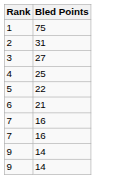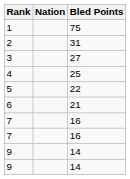+ column: (50, 12)
